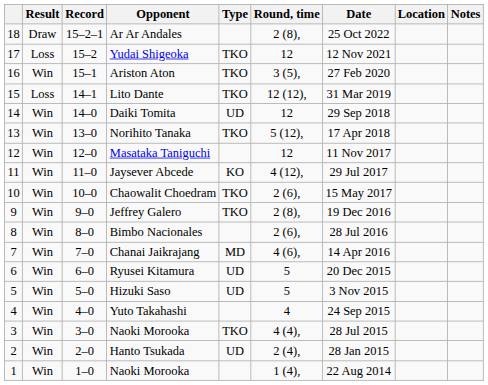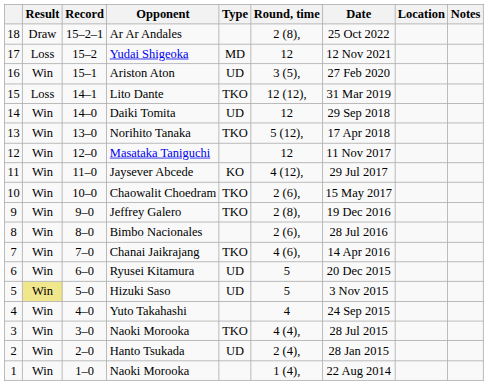(235, 53) TKO -> (235, 53) MD
(235, 73) TKO -> (235, 73) UD
(235, 251) MD -> (235, 251) TKO
(42, 291) no background -> (42, 291) khaki background
